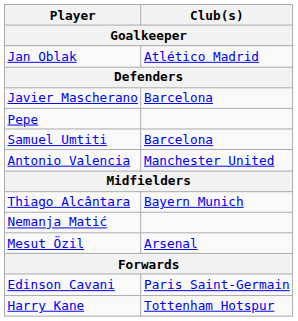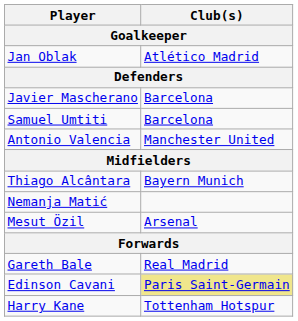- row: (23, 119)
+ row: (50, 264)
(217, 285) no background -> (217, 285) khaki background
